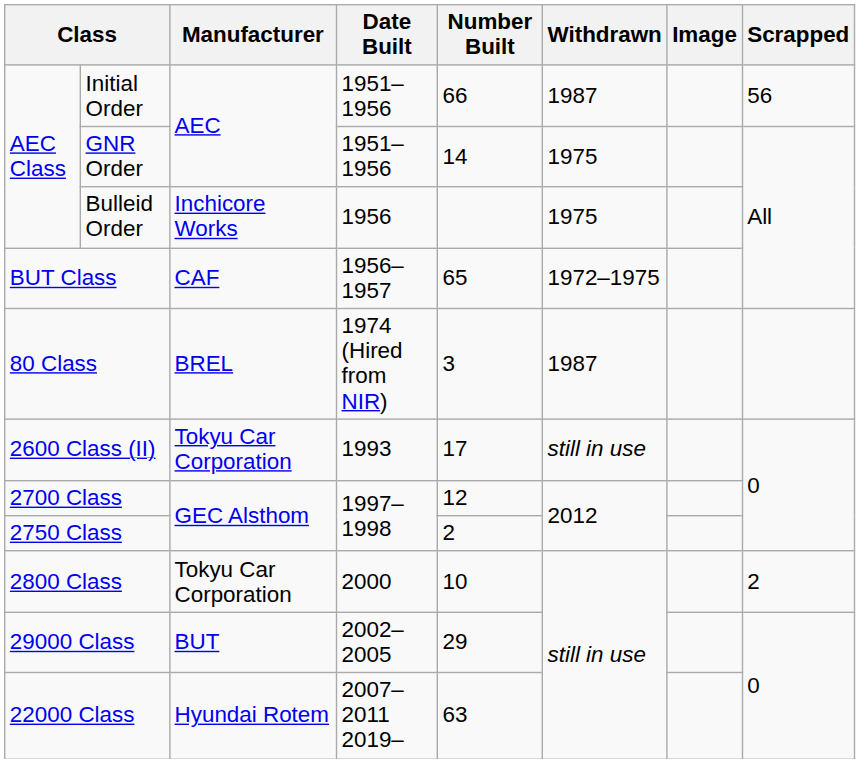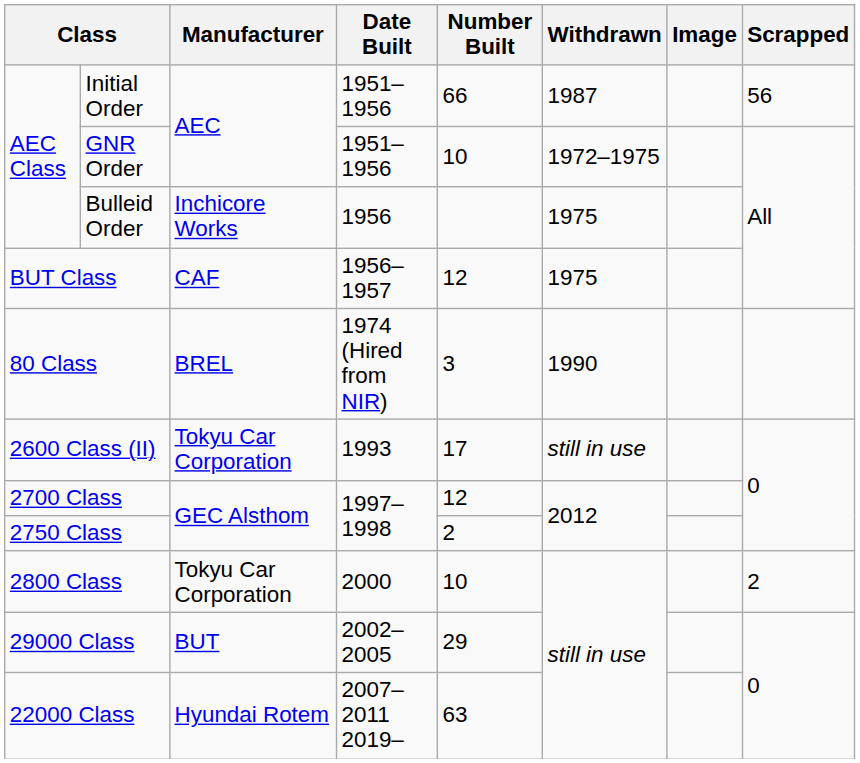(455, 156) 14 -> (455, 156) 10
(572, 156) 1975 -> (604, 156) 1972–1975
(455, 277) 65 -> (455, 277) 12
(604, 277) 1972–1975 -> (572, 277) 1975
(572, 363) 1987 -> (572, 363) 1990
